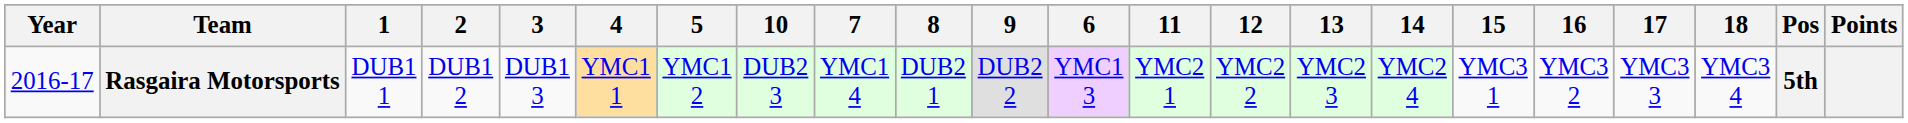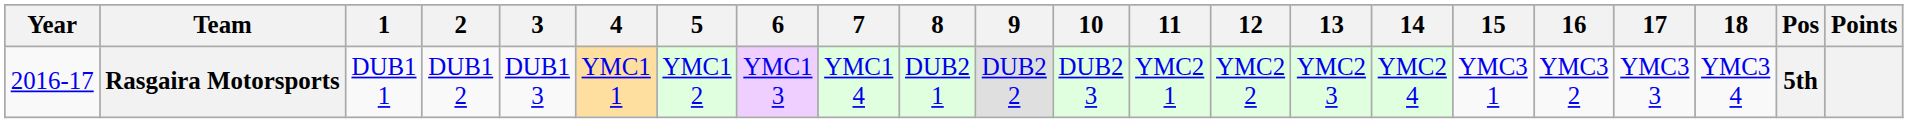columns swapped: (1089, 25) <-> (776, 25)
